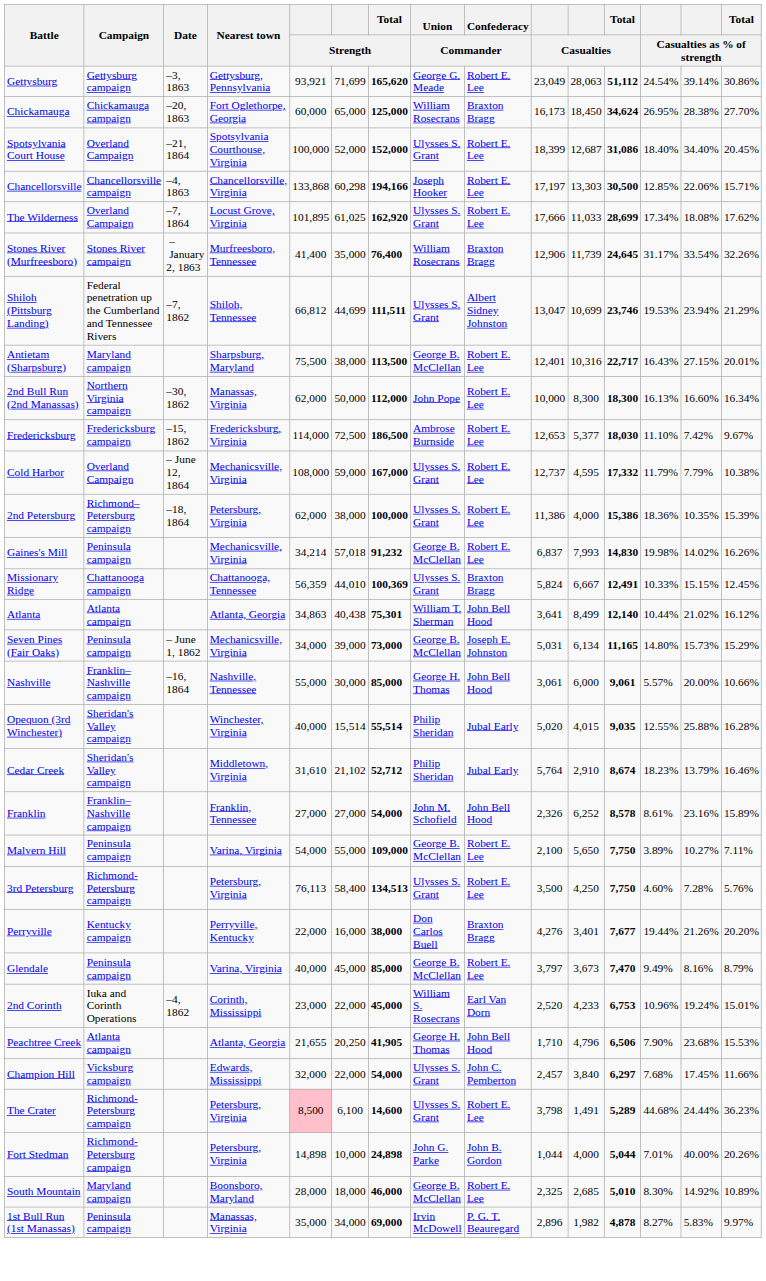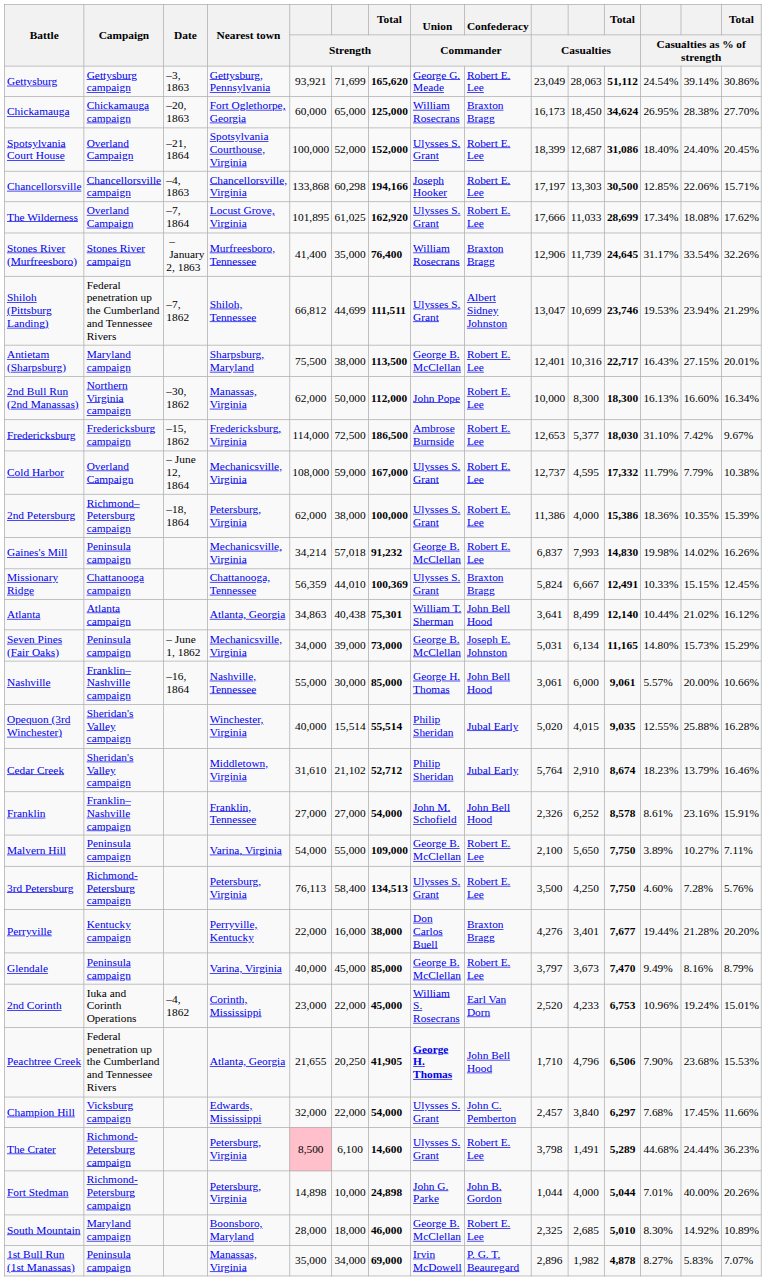(701, 149) 34.40% -> (701, 149) 24.40%
(661, 435) 11.10% -> (661, 435) 31.10%
(741, 813) 15.89% -> (741, 813) 15.91%
(701, 931) 21.26% -> (701, 931) 21.28%
(109, 1043) Atlanta campaign -> (123, 1062) Federal penetration up the Cumberland and Tennessee Rivers
(437, 1043) normal -> (433, 1062) bold
(739, 1222) 9.97% -> (739, 1260) 7.07%
